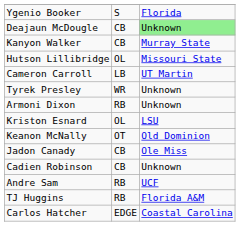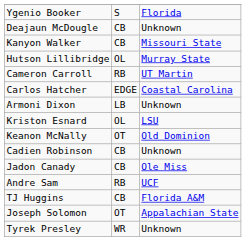(161, 28) lightgreen background -> (161, 28) no background
(176, 43) Murray State -> (181, 43) Missouri State
(181, 58) Missouri State -> (176, 58) Murray State
(120, 74) LB -> (120, 74) RB
rows swapped: (47, 213) <-> (44, 89)
(120, 105) RB -> (120, 105) LB
rows swapped: (49, 167) <-> (41, 151)
(120, 198) RB -> (120, 198) CB
+ row: (47, 213)
